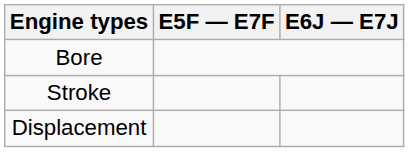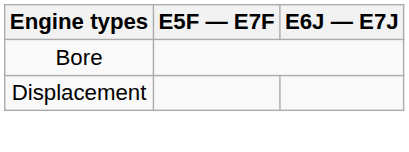- row: (79, 92)
